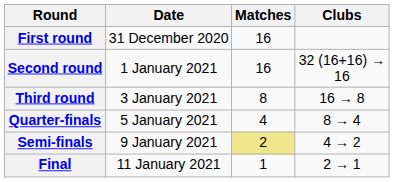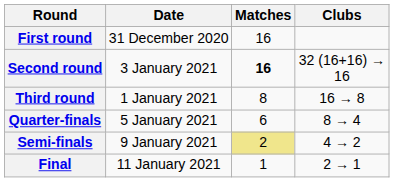(169, 68) 1 January 2021 -> (169, 68) 3 January 2021
(263, 68) normal -> (263, 68) bold
(169, 98) 3 January 2021 -> (169, 98) 1 January 2021
(263, 120) 4 -> (263, 120) 6
